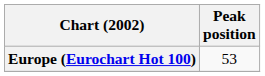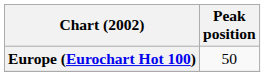(229, 58) 53 -> (229, 58) 50
